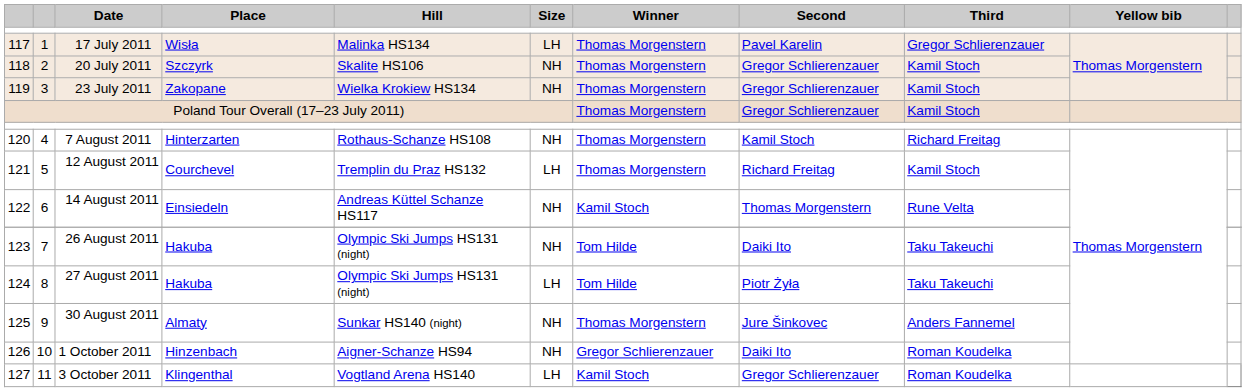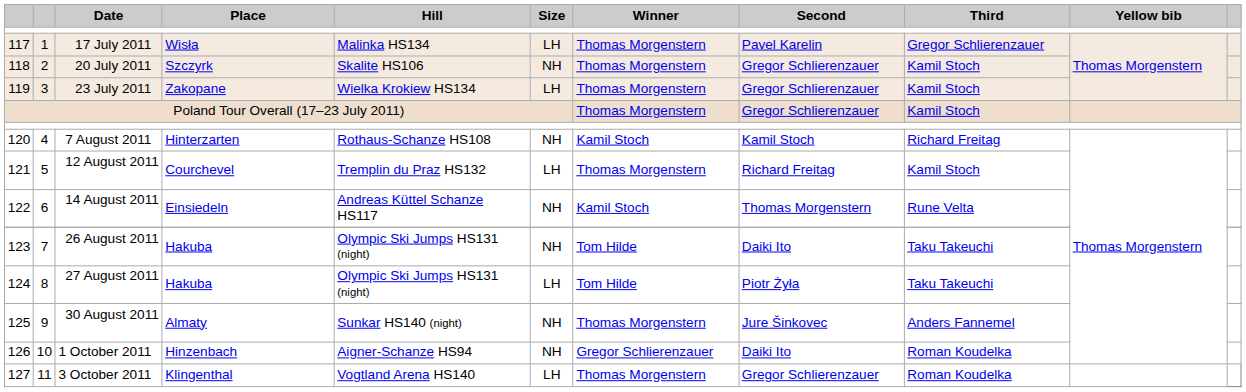(552, 88) NH -> (552, 88) LH
(641, 139) Thomas Morgenstern -> (613, 139) Kamil Stoch
(613, 374) Kamil Stoch -> (641, 374) Thomas Morgenstern
